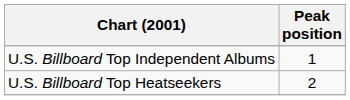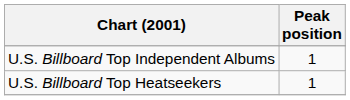(312, 82) 2 -> (312, 82) 1
